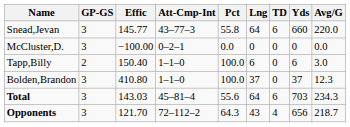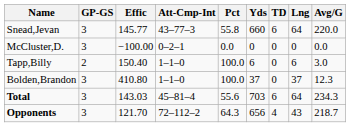columns swapped: (301, 12) <-> (258, 12)
